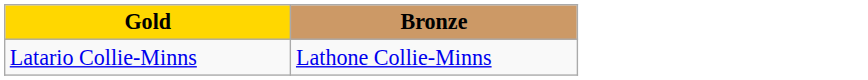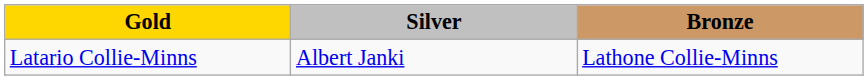+ column: (434, 22)
